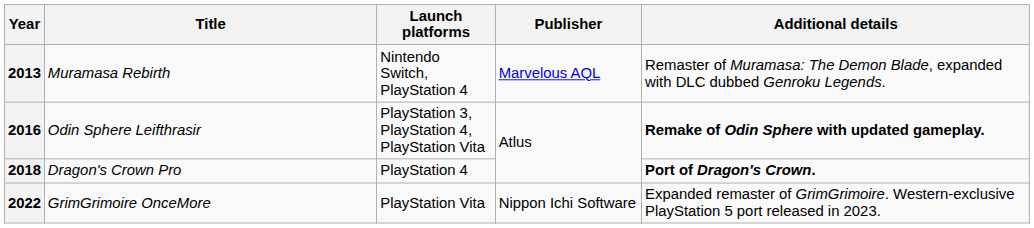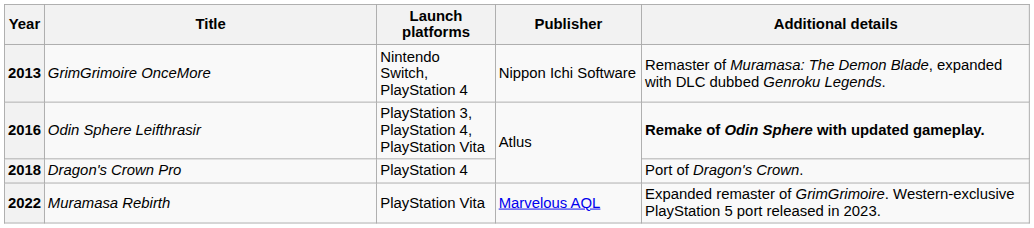(109, 73) Muramasa Rebirth -> (129, 73) GrimGrimoire OnceMore
(550, 73) Marvelous AQL -> (567, 73) Nippon Ichi Software
(730, 170) bold -> (724, 170) normal
(129, 202) GrimGrimoire OnceMore -> (109, 202) Muramasa Rebirth
(567, 202) Nippon Ichi Software -> (550, 202) Marvelous AQL
